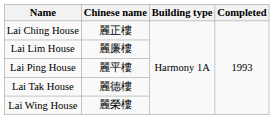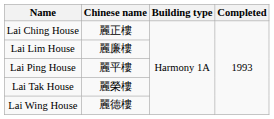(115, 86) 麗德樓 -> (115, 86) 麗榮樓
(115, 105) 麗榮樓 -> (115, 105) 麗德樓
